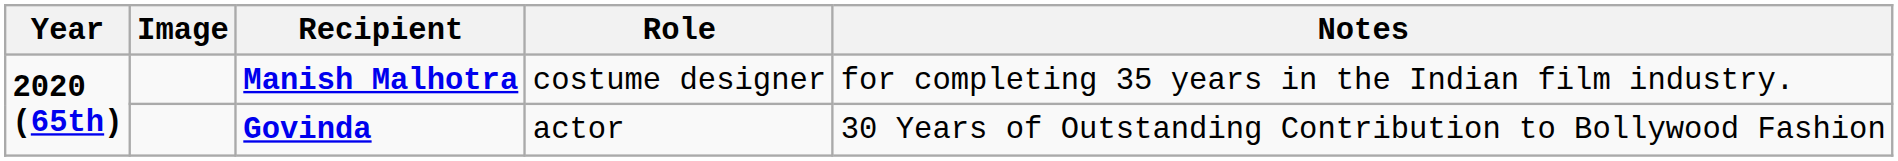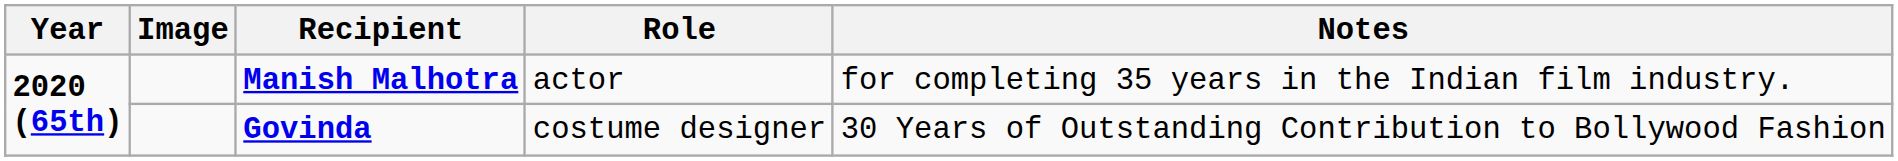(680, 80) costume designer -> (579, 80) actor
(579, 130) actor -> (680, 130) costume designer
